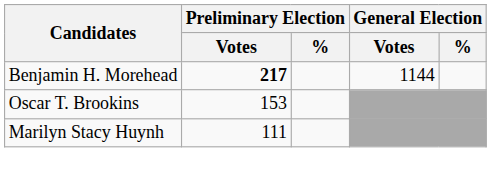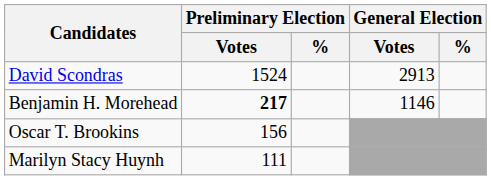+ row: (66, 75)
(417, 75) 1144 -> (417, 103) 1146
(274, 103) 153 -> (274, 132) 156
